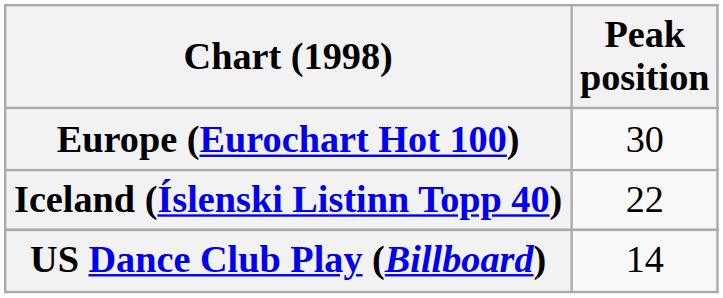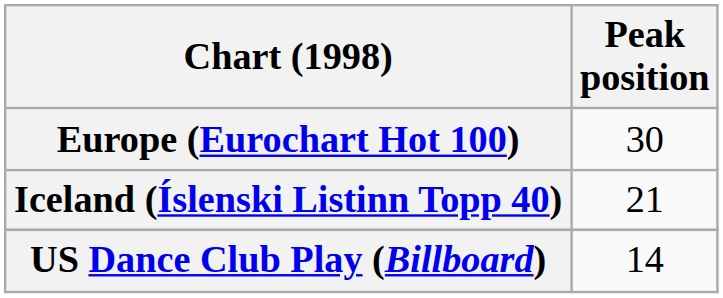(645, 199) 22 -> (645, 199) 21
